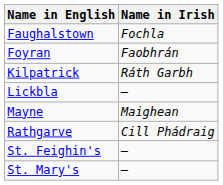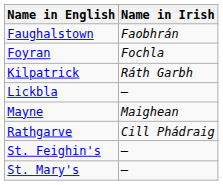(143, 34) Fochla -> (150, 34) Faobhrán
(150, 53) Faobhrán -> (143, 53) Fochla
